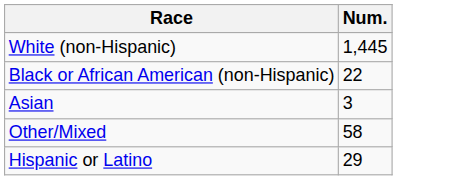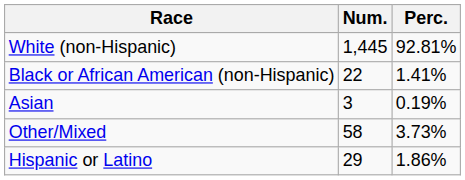+ column: (426, 18)
